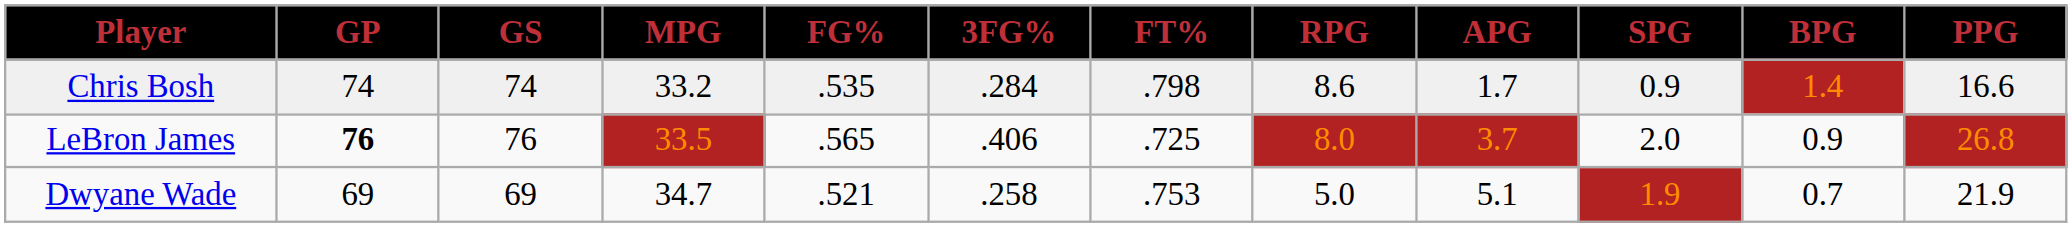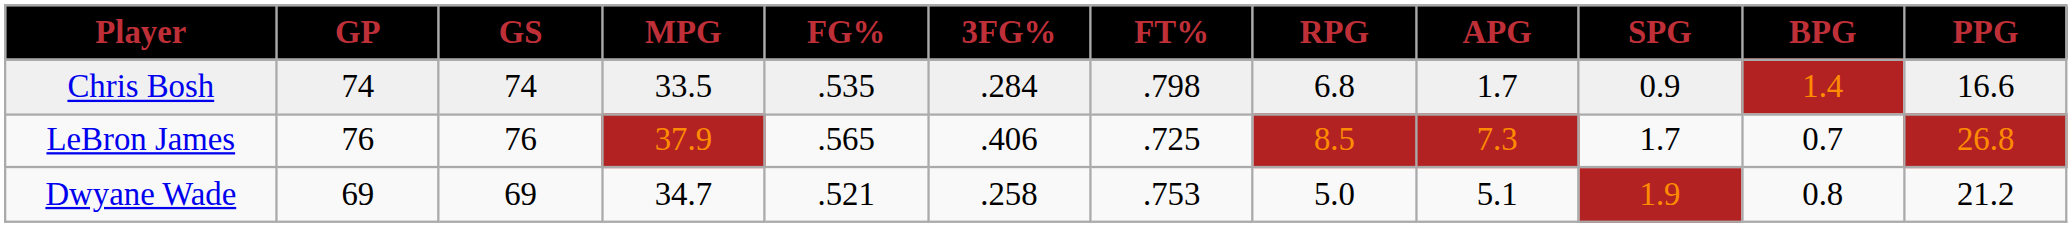(683, 86) 33.2 -> (683, 86) 33.5
(1334, 86) 8.6 -> (1334, 86) 6.8
(358, 140) bold -> (358, 140) normal
(683, 140) 33.5 -> (683, 140) 37.9
(1334, 140) 8.0 -> (1334, 140) 8.5
(1497, 140) 3.7 -> (1497, 140) 7.3
(1660, 140) 2.0 -> (1660, 140) 1.7
(1823, 140) 0.9 -> (1823, 140) 0.7
(1823, 194) 0.7 -> (1823, 194) 0.8
(1986, 194) 21.9 -> (1986, 194) 21.2
